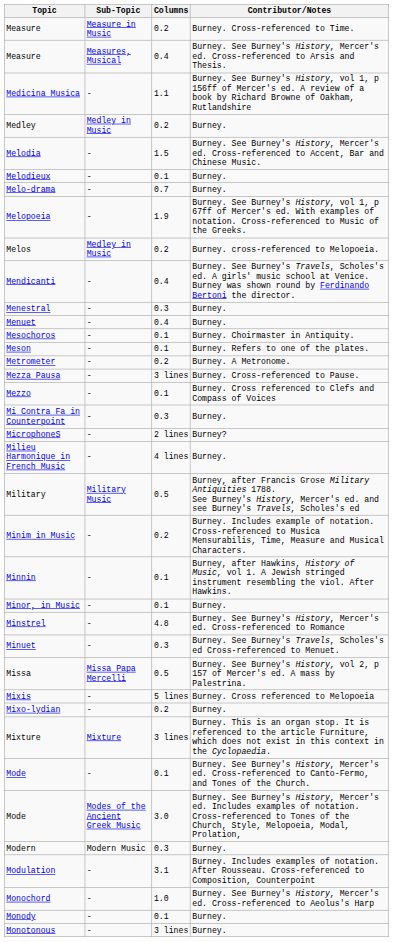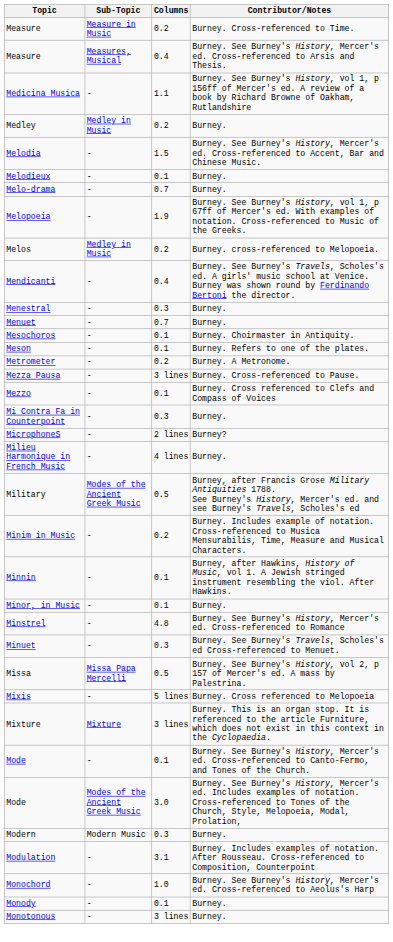(161, 322) 0.4 -> (161, 322) 0.7
(106, 494) Military Music -> (116, 494) Modes of the Ancient Greek Music
- row: (33, 710)
